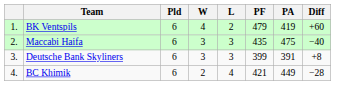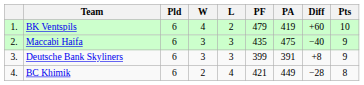+ column: (345, 12)
